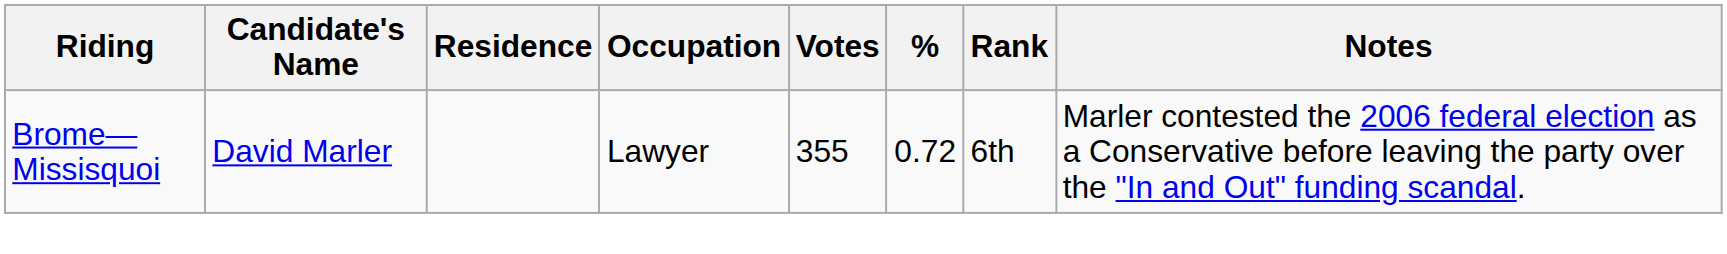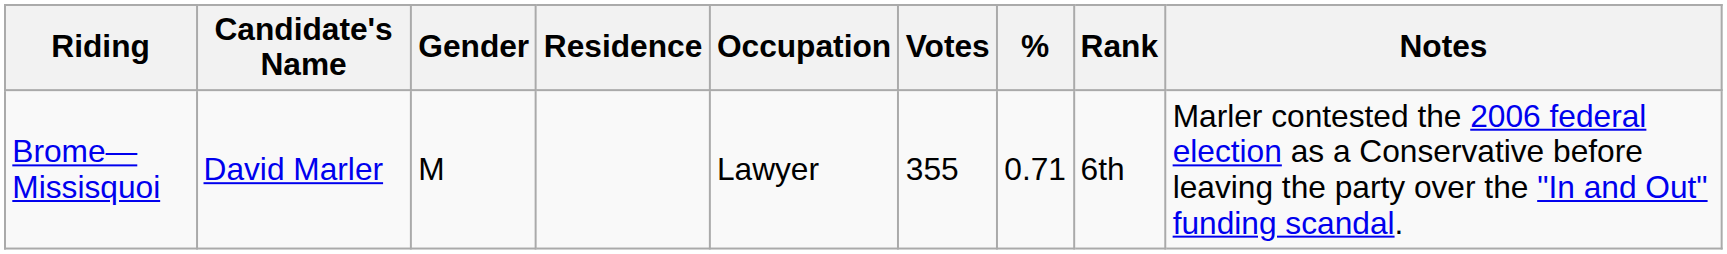+ column: (474, 47)
(925, 151) 0.72 -> (1035, 168) 0.71
